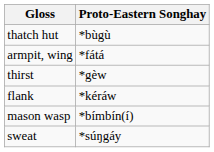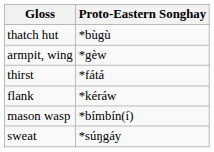(91, 55) *fátá -> (93, 55) *gèw
(93, 75) *gèw -> (91, 75) *fátá
